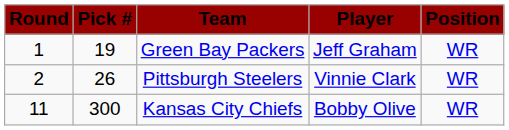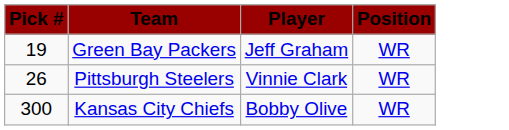- column: (39, 19)
